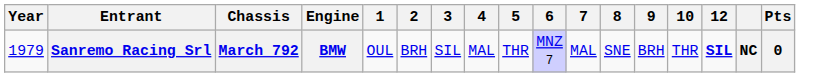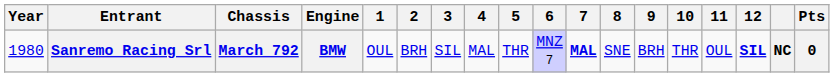+ column: (719, 17)
(26, 51) 1979 -> (26, 51) 1980
(583, 51) normal -> (583, 51) bold
